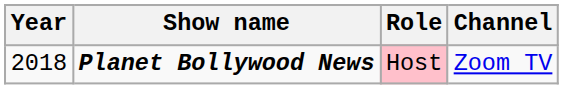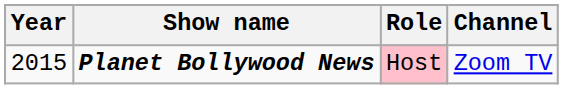(39, 64) 2018 -> (39, 64) 2015
